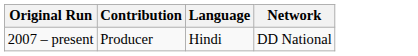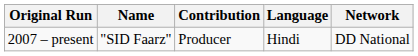+ column: (136, 16)
